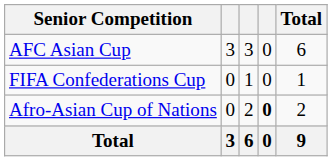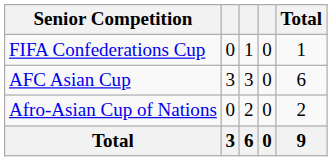rows swapped: (107, 79) <-> (70, 49)
(267, 110) bold -> (267, 110) normal
